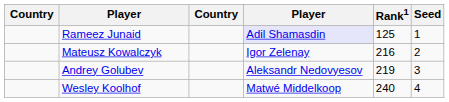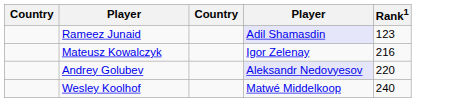- column: (428, 15)
(385, 34) 125 -> (385, 34) 123
(304, 70) no background -> (304, 70) lavender background
(385, 70) 219 -> (385, 70) 220
